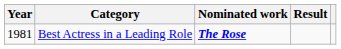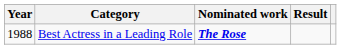(20, 34) 1981 -> (20, 34) 1988
